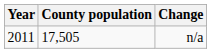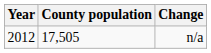(21, 37) 2011 -> (21, 37) 2012
